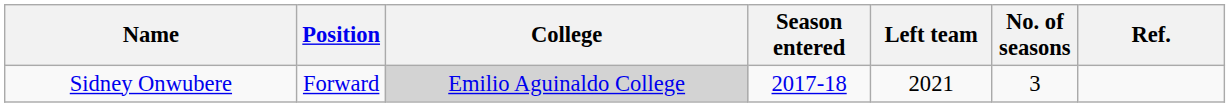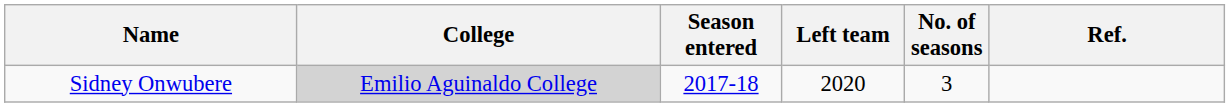- column: (341, 35)
(931, 83) 2021 -> (843, 83) 2020
